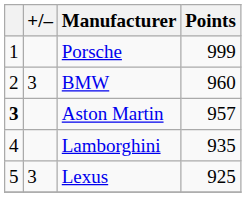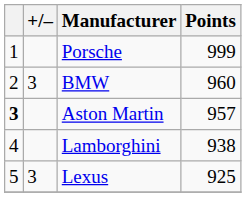(222, 145) 935 -> (222, 145) 938
